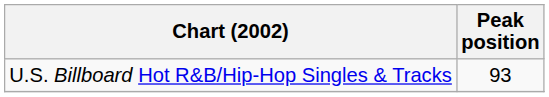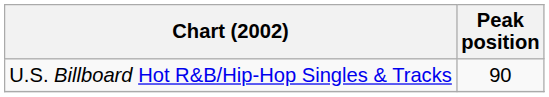(500, 75) 93 -> (500, 75) 90
